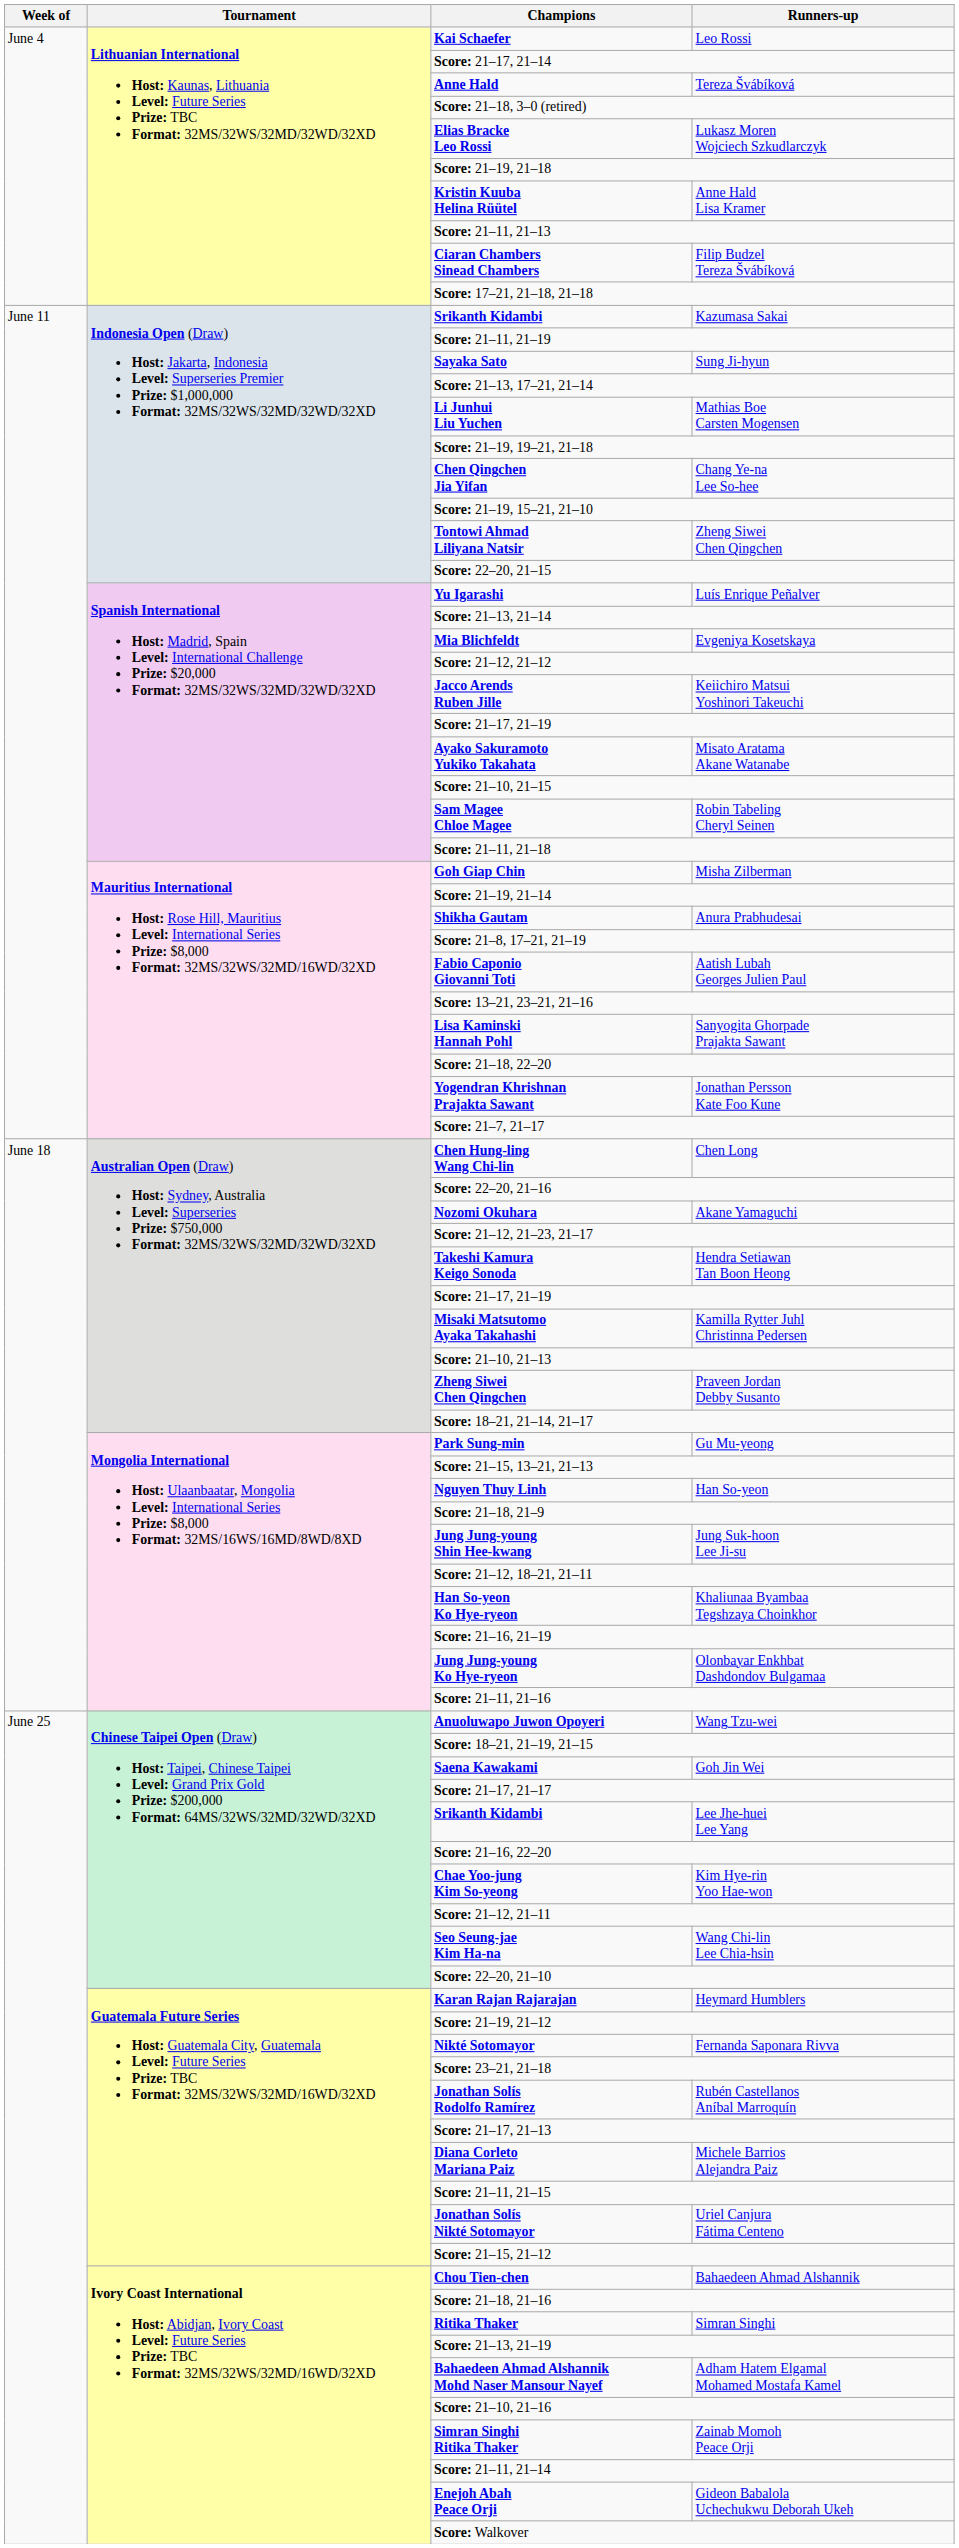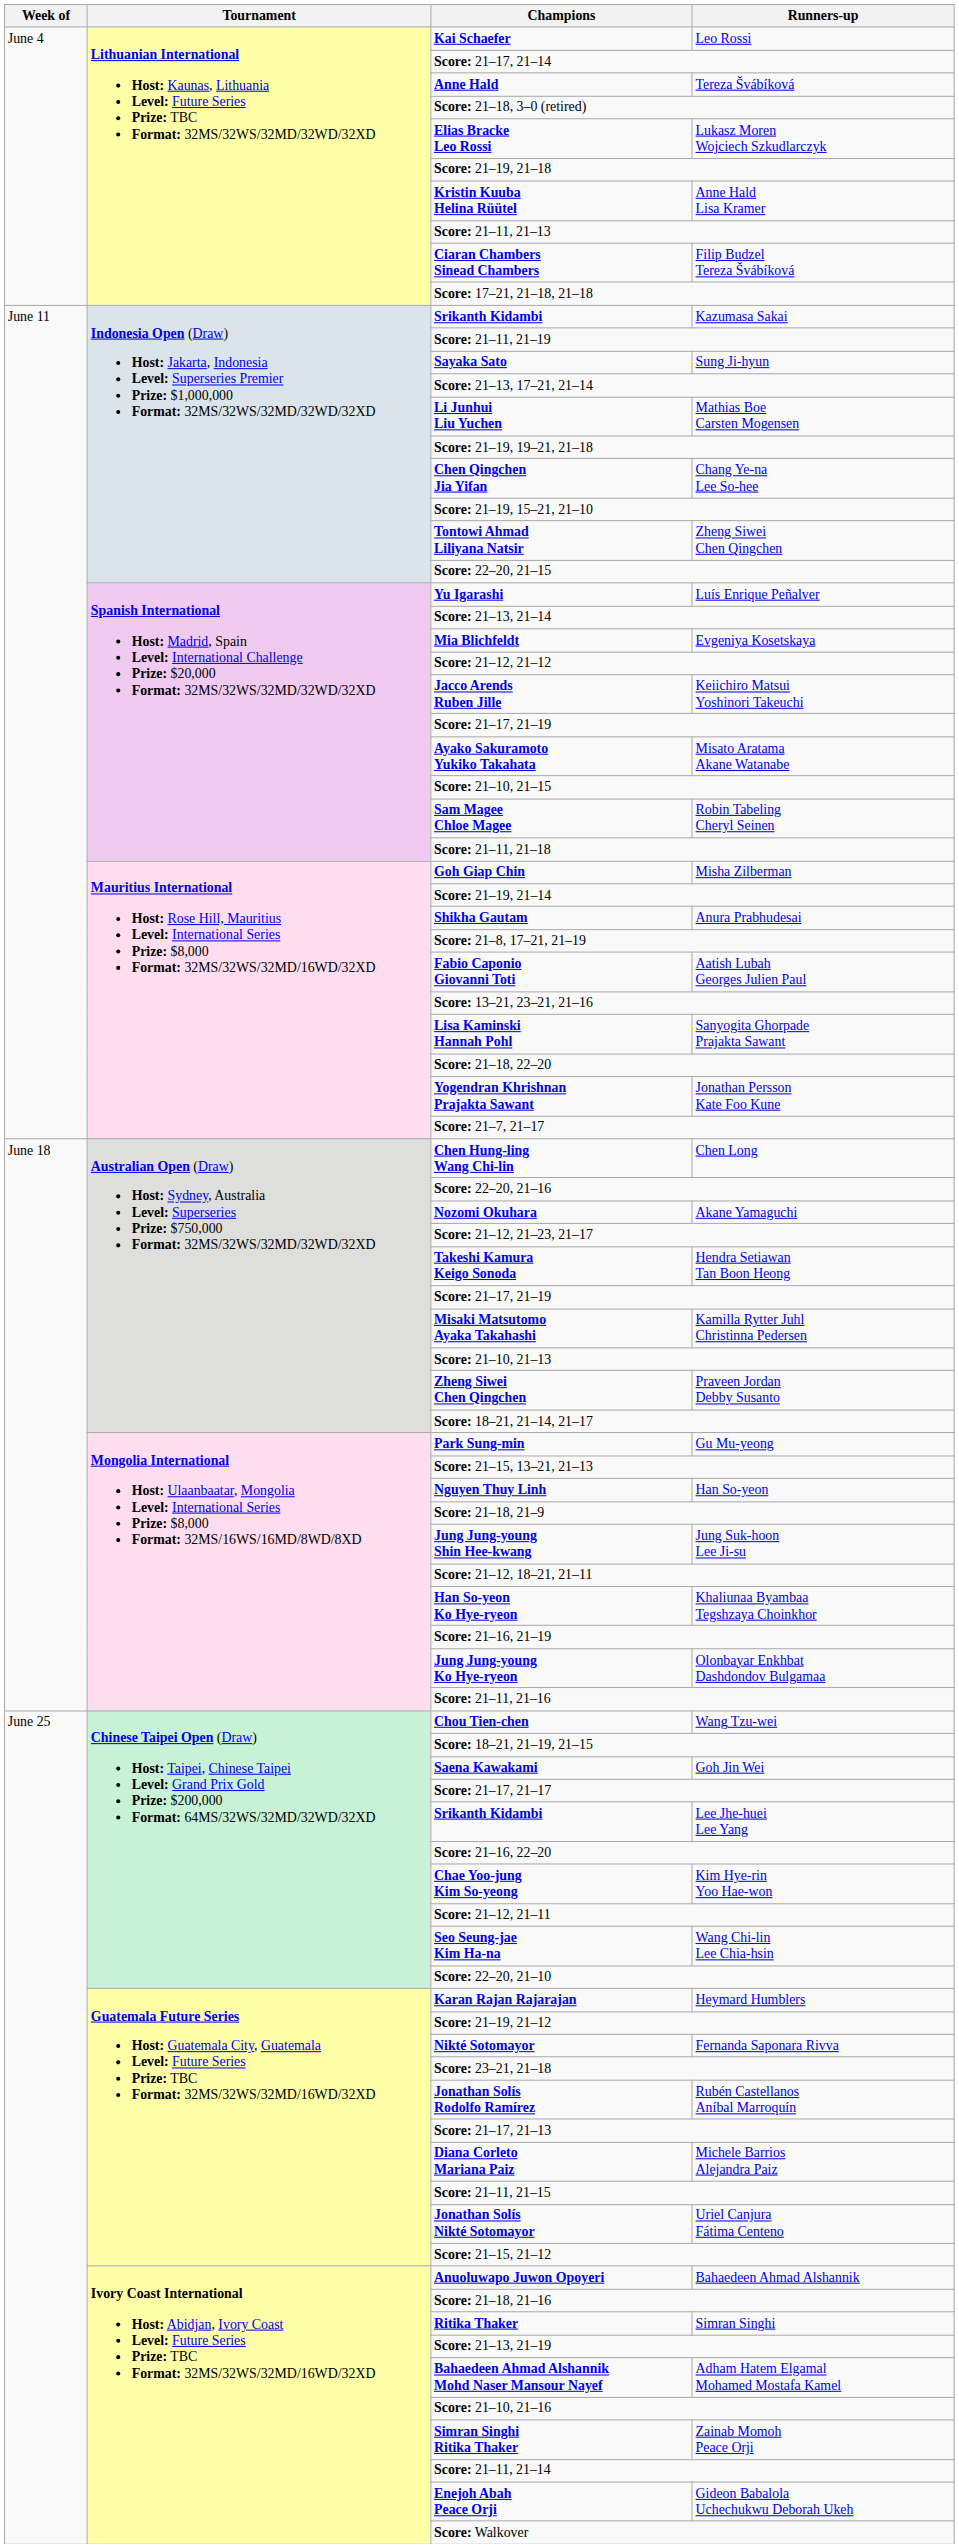(519, 1721) Anuoluwapo Juwon Opoyeri -> (481, 1721) Chou Tien-chen
(481, 2277) Chou Tien-chen -> (519, 2277) Anuoluwapo Juwon Opoyeri
